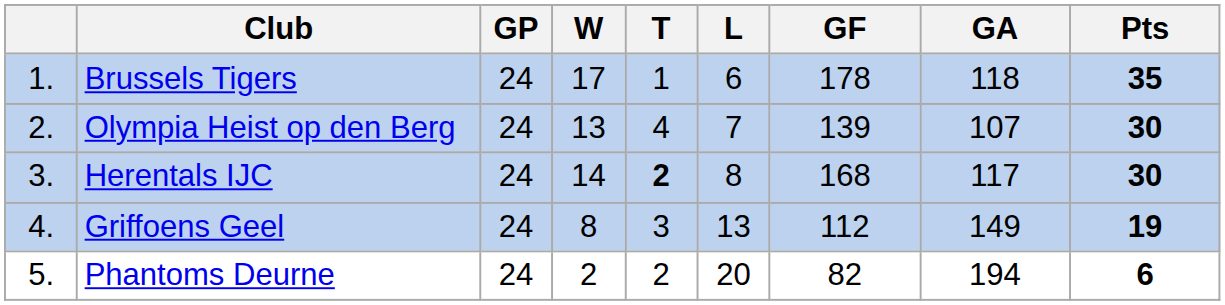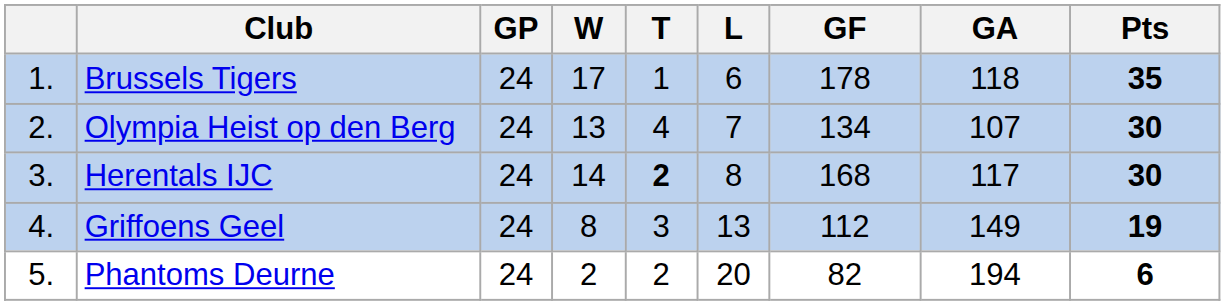(845, 127) 139 -> (845, 127) 134
